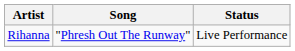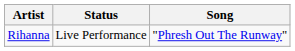columns swapped: (123, 14) <-> (242, 14)
